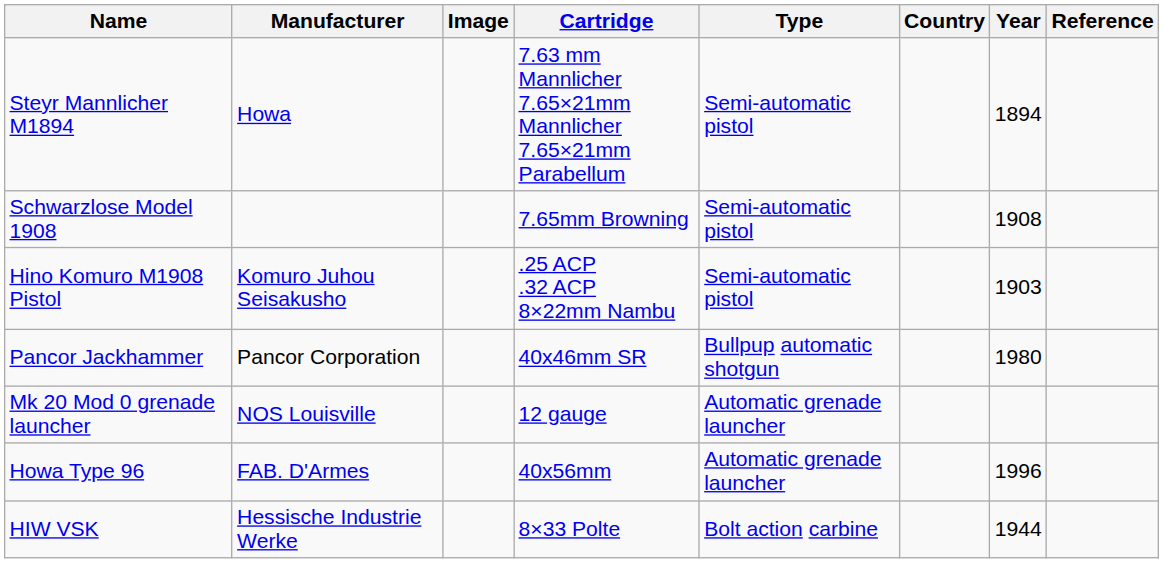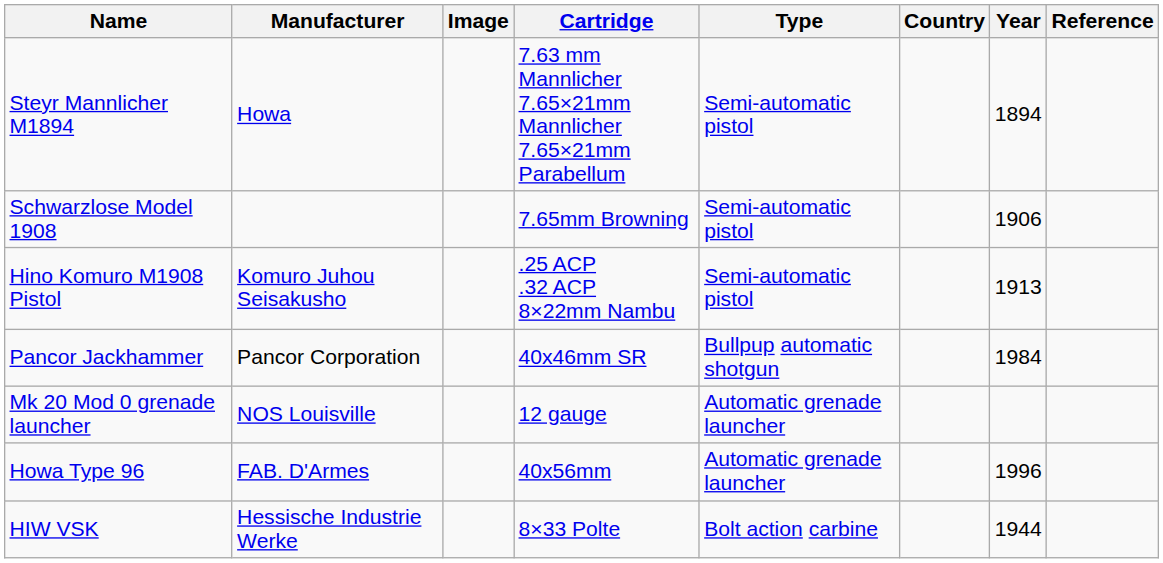(1018, 218) 1908 -> (1018, 218) 1906
(1018, 288) 1903 -> (1018, 288) 1913
(1018, 357) 1980 -> (1018, 357) 1984
